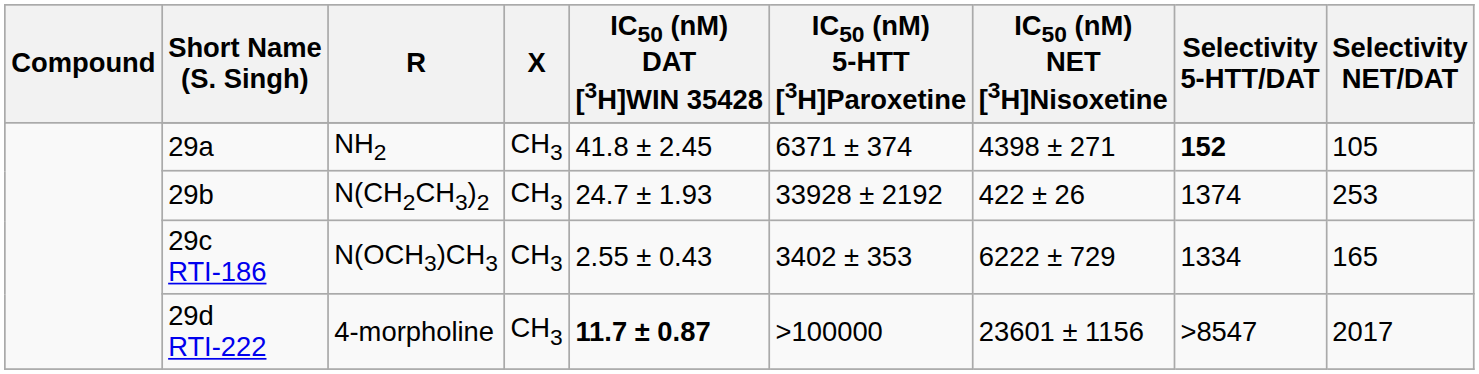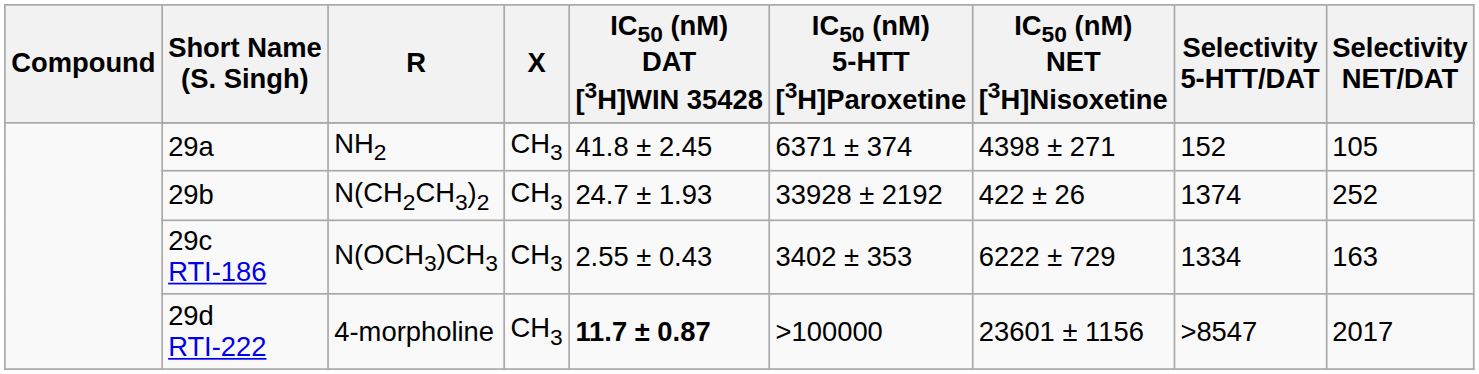(1203, 146) bold -> (1203, 146) normal
(1355, 195) 253 -> (1355, 195) 252
(1355, 257) 165 -> (1355, 257) 163
